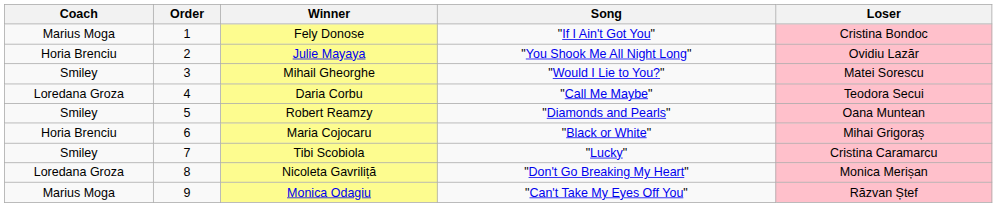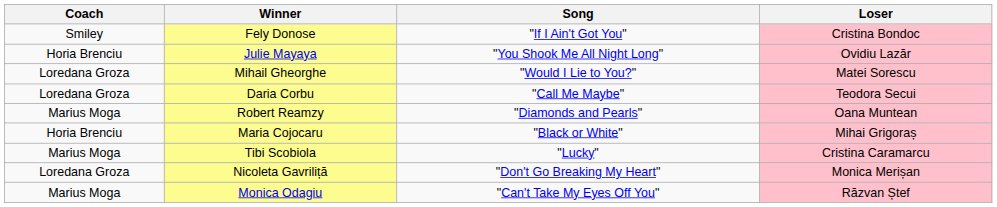- column: (187, 14)
(79, 34) Marius Moga -> (84, 34) Smiley
(79, 73) Smiley -> (84, 73) Loredana Groza
(79, 113) Smiley -> (84, 113) Marius Moga
(79, 152) Smiley -> (84, 152) Marius Moga
